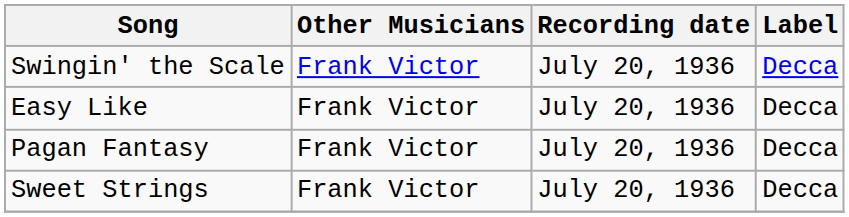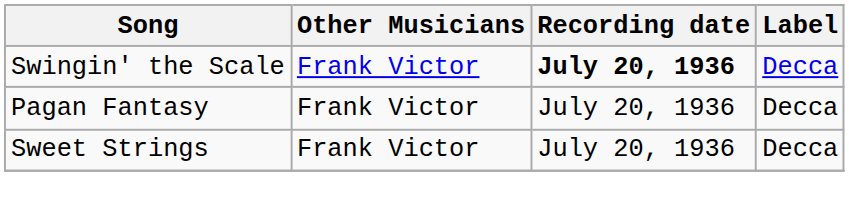(636, 67) normal -> (636, 67) bold
- row: (79, 108)
